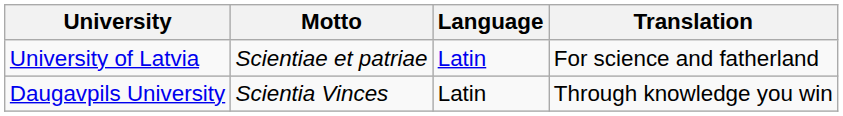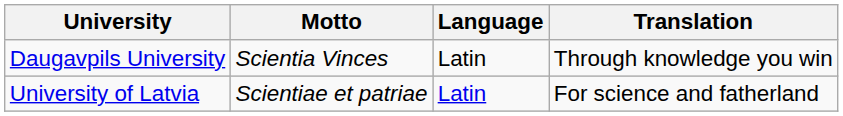rows swapped: (104, 57) <-> (118, 93)
